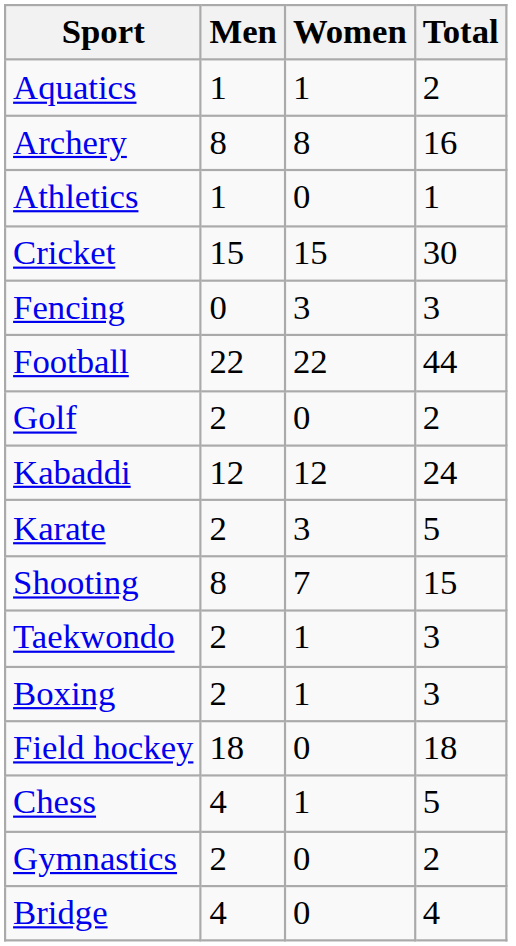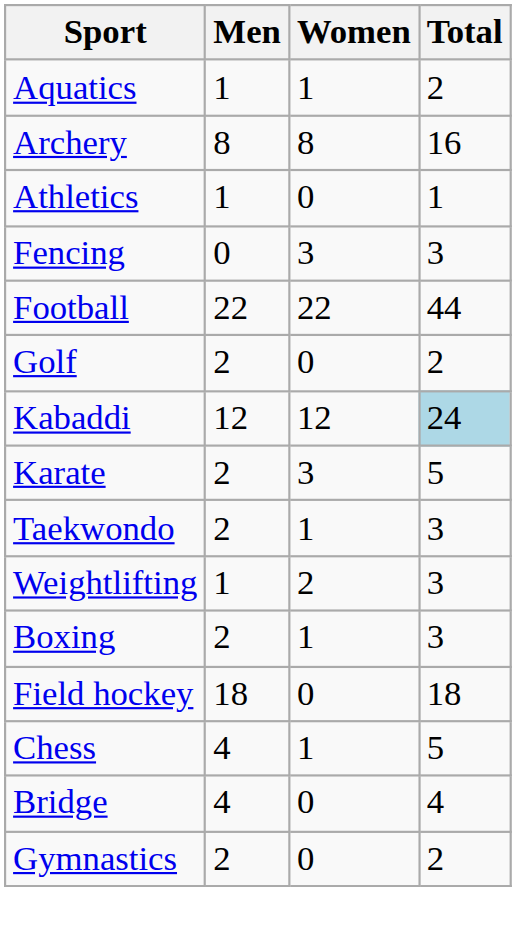- row: (64, 252)
(440, 472) no background -> (444, 417) lightblue background
- row: (76, 582)
+ row: (105, 582)
rows swapped: (95, 857) <-> (60, 913)
